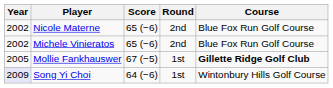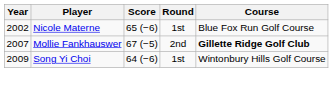(178, 28) 2nd -> (178, 28) 1st
- row: (74, 43)
(18, 59) 2005 -> (18, 43) 2007
(178, 59) 1st -> (178, 43) 2nd
(18, 75) lavender background -> (18, 59) no background
